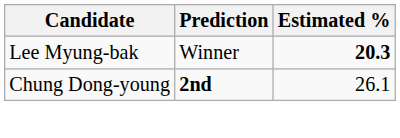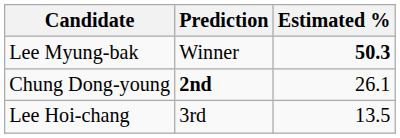(373, 52) 20.3 -> (373, 52) 50.3
+ row: (69, 116)
